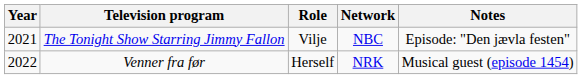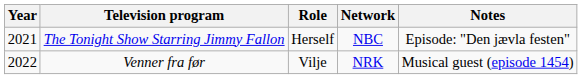(313, 39) Vilje -> (313, 39) Herself
(313, 62) Herself -> (313, 62) Vilje
